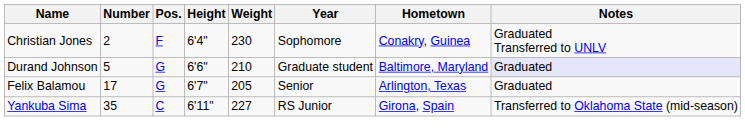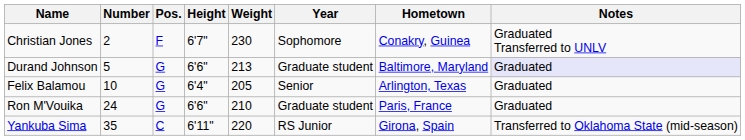(197, 40) 6'4" -> (197, 40) 6'7"
(242, 67) 210 -> (242, 67) 213
(110, 86) 17 -> (110, 86) 10
(197, 86) 6'7" -> (197, 86) 6'4"
+ row: (45, 106)
(242, 106) 227 -> (242, 125) 220
